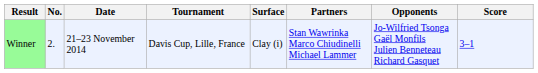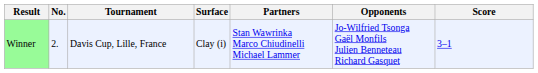- column: (105, 12)
